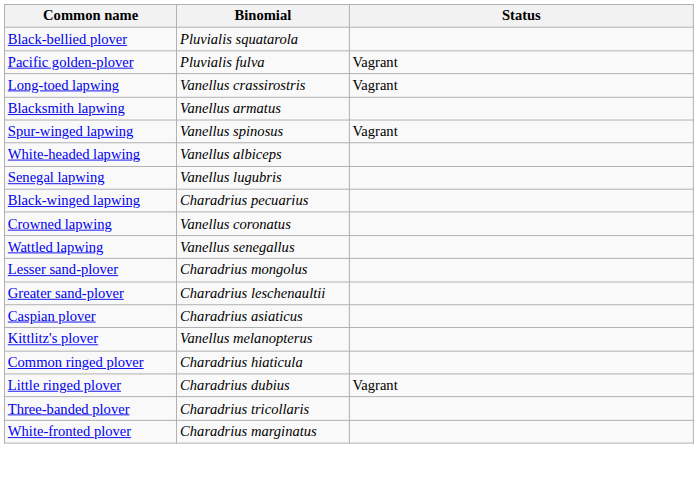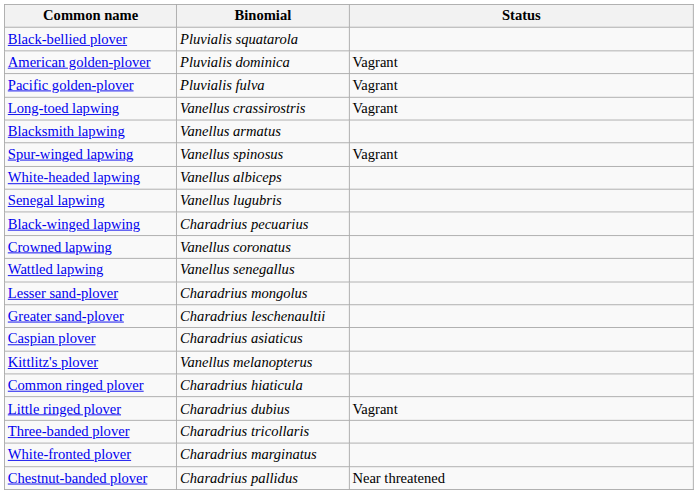+ row: (79, 62)
+ row: (78, 477)
